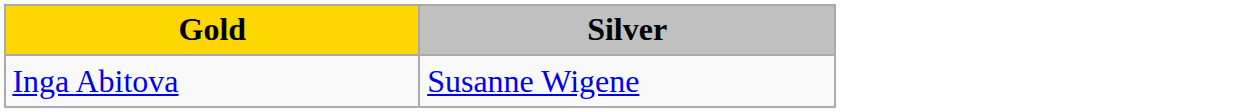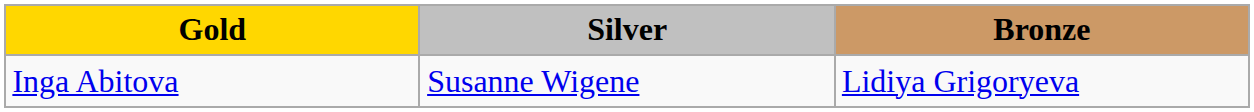+ column: (1042, 29)
